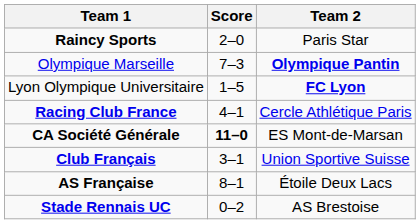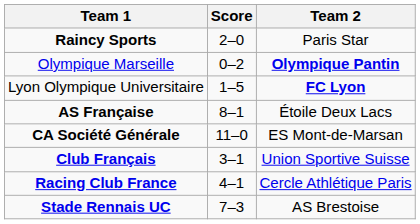(232, 64) 7–3 -> (232, 64) 0–2
rows swapped: (106, 183) <-> (106, 111)
(232, 135) bold -> (232, 135) normal
(232, 207) 0–2 -> (232, 207) 7–3
